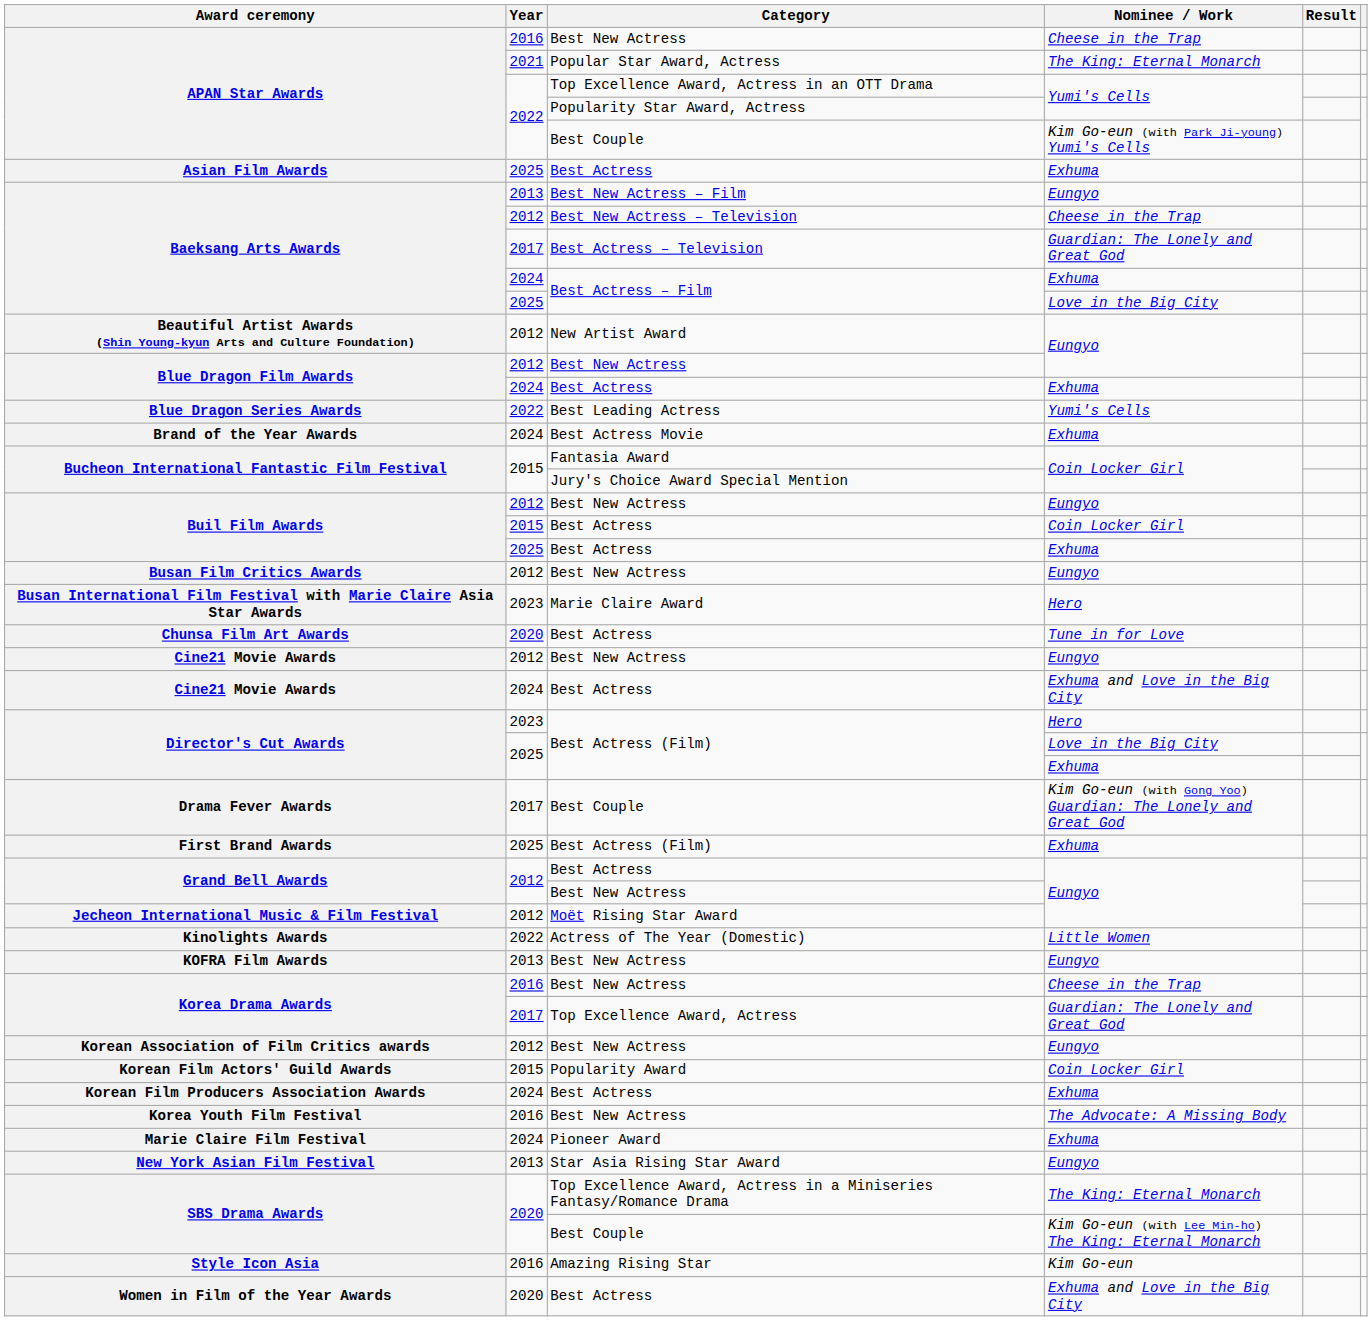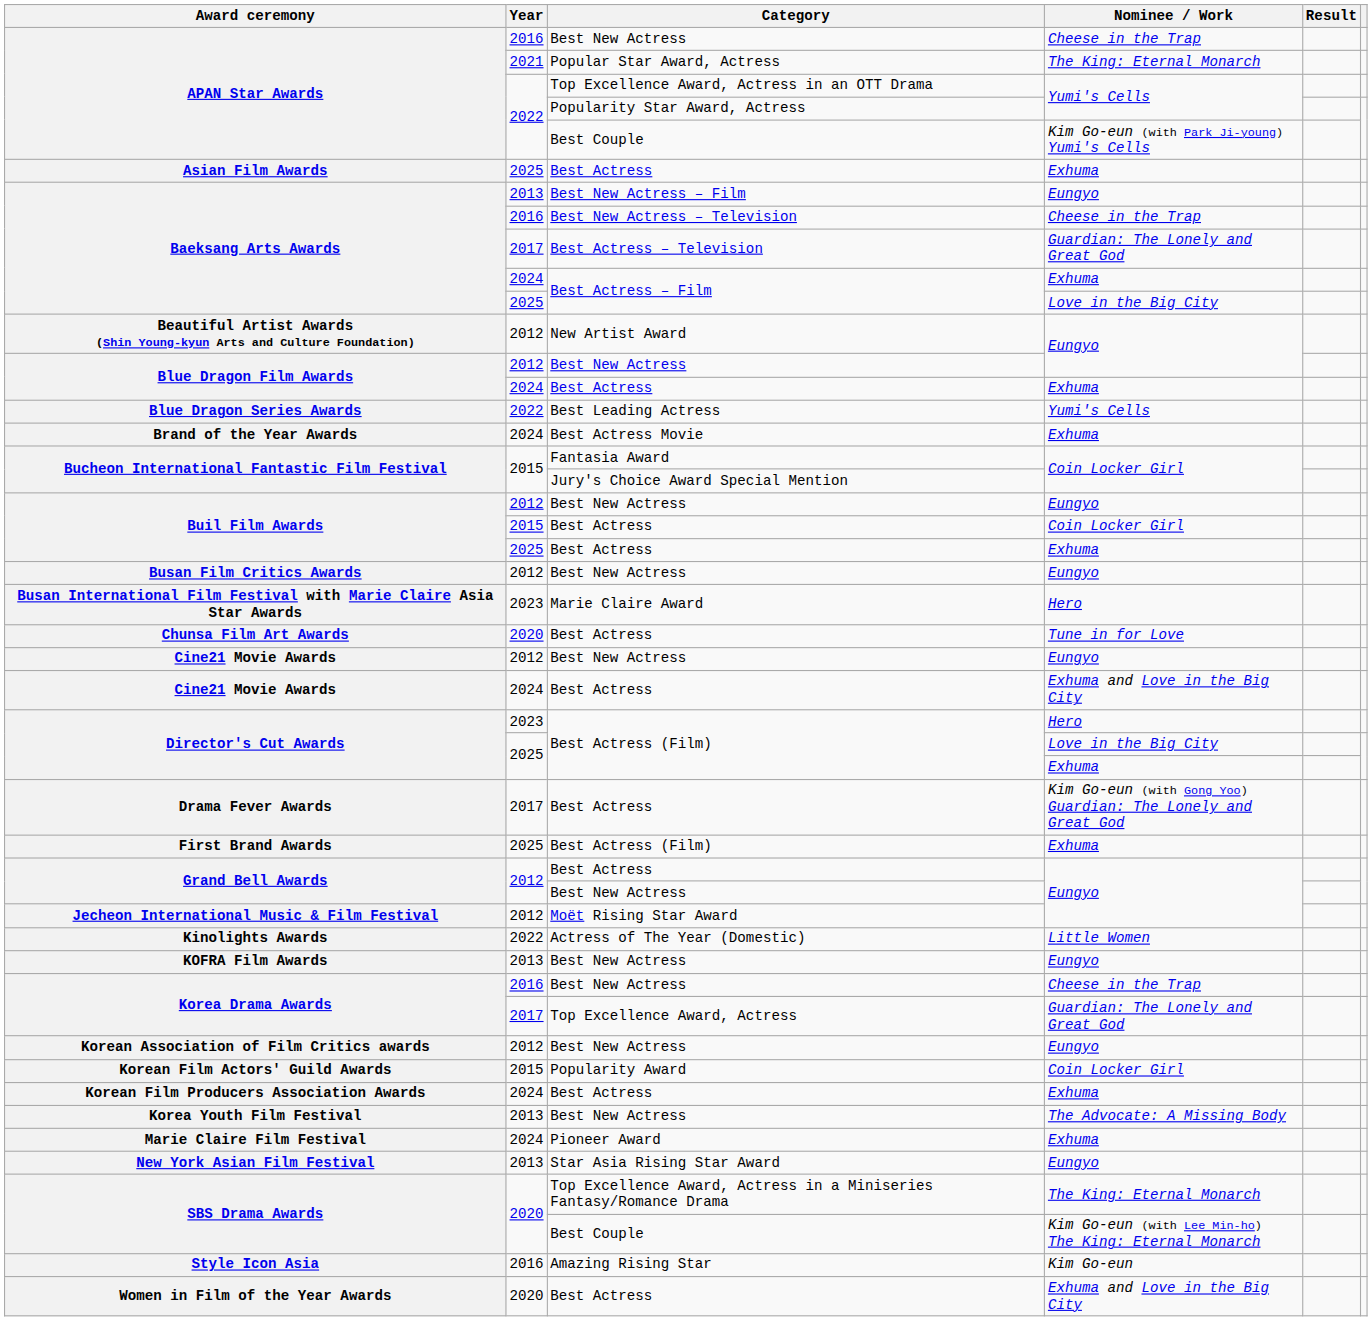(527, 217) 2012 -> (527, 217) 2016
(597, 807) Best Couple -> (601, 807) Best Actress
(527, 1117) 2016 -> (527, 1117) 2013
